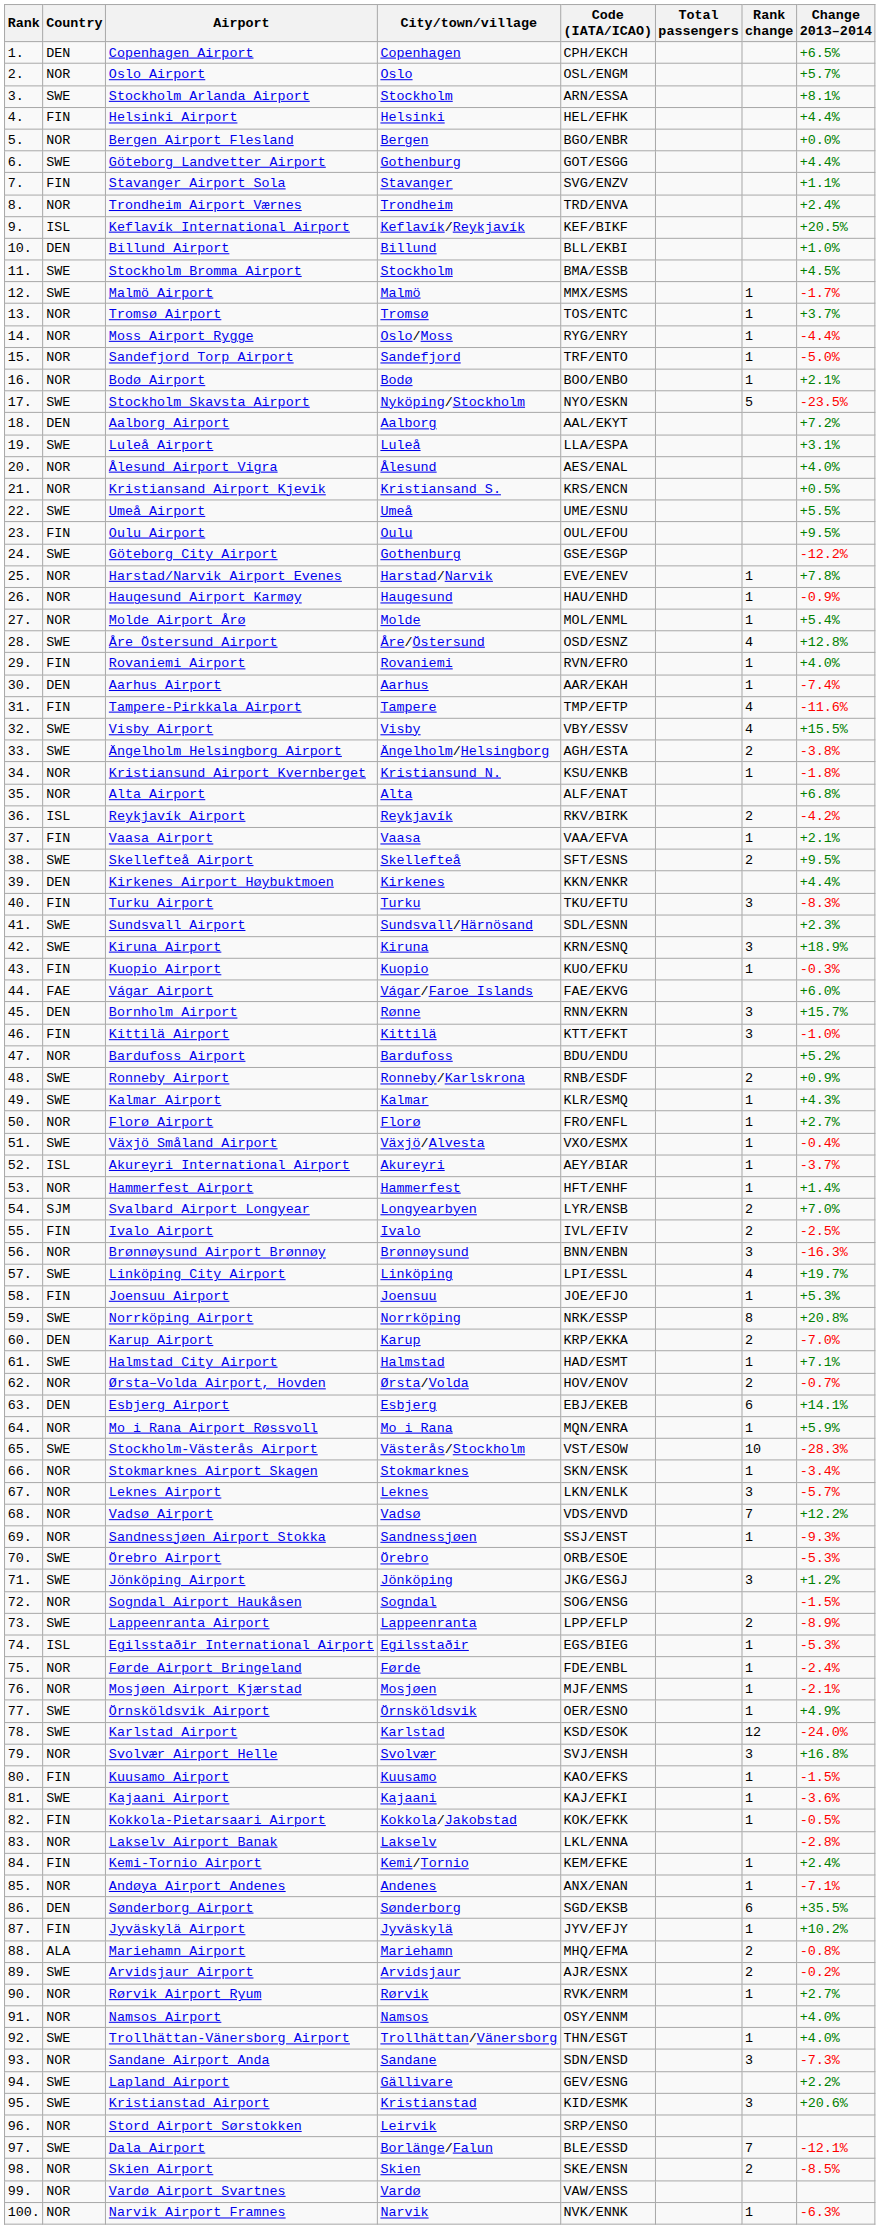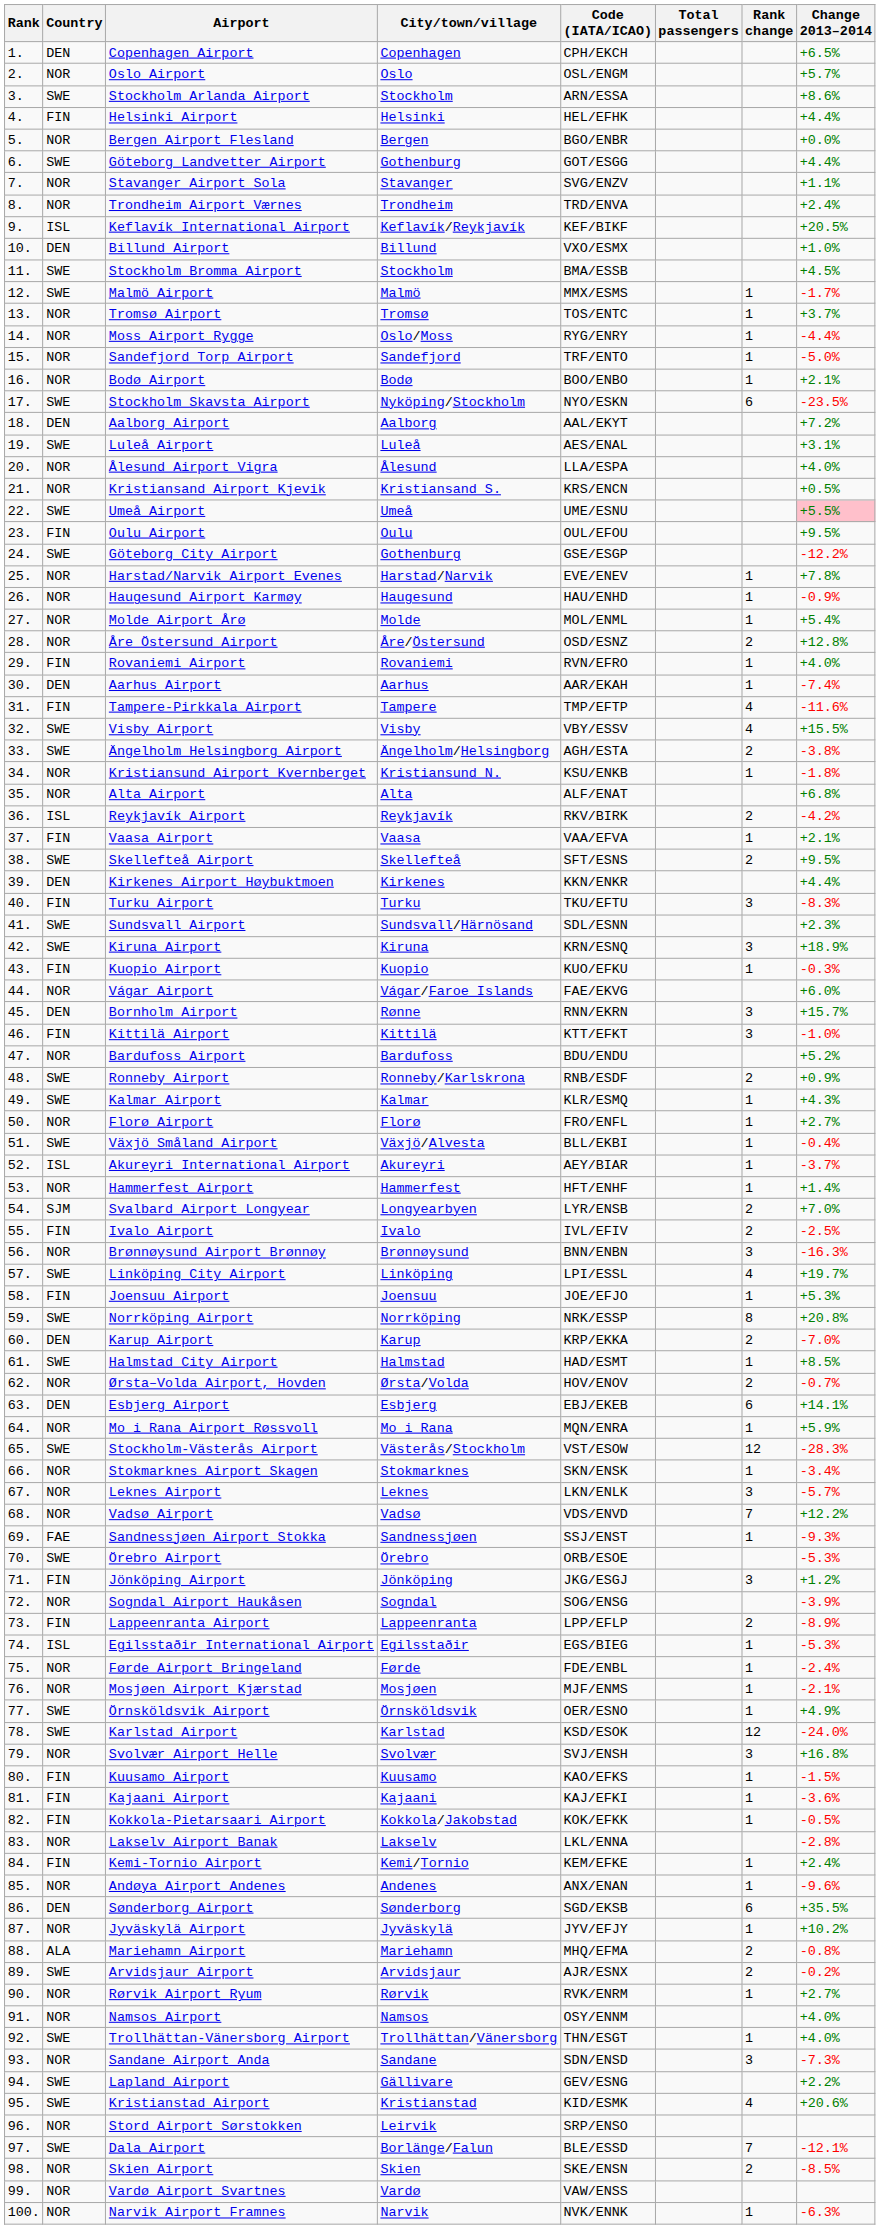(820, 96) +8.1% -> (820, 96) +8.6%
(58, 184) FIN -> (58, 184) NOR
(596, 249) BLL/EKBI -> (596, 249) VXO/ESMX
(749, 402) 5 -> (749, 402) 6
(596, 446) LLA/ESPA -> (596, 446) AES/ENAL
(596, 467) AES/ENAL -> (596, 467) LLA/ESPA
(820, 511) no background -> (820, 511) pink background
(58, 642) SWE -> (58, 642) NOR
(749, 642) 4 -> (749, 642) 2
(58, 991) FAE -> (58, 991) NOR
(596, 1144) VXO/ESMX -> (596, 1144) BLL/EKBI
(820, 1362) +7.1% -> (820, 1362) +8.5%
(753, 1449) 10 -> (753, 1449) 12
(58, 1537) NOR -> (58, 1537) FAE
(58, 1580) SWE -> (58, 1580) FIN
(820, 1602) -1.5% -> (820, 1602) -3.9%
(58, 1624) SWE -> (58, 1624) FIN
(58, 1799) SWE -> (58, 1799) FIN
(820, 1886) -7.1% -> (820, 1886) -9.6%
(58, 1929) FIN -> (58, 1929) NOR
(749, 2104) 3 -> (749, 2104) 4
